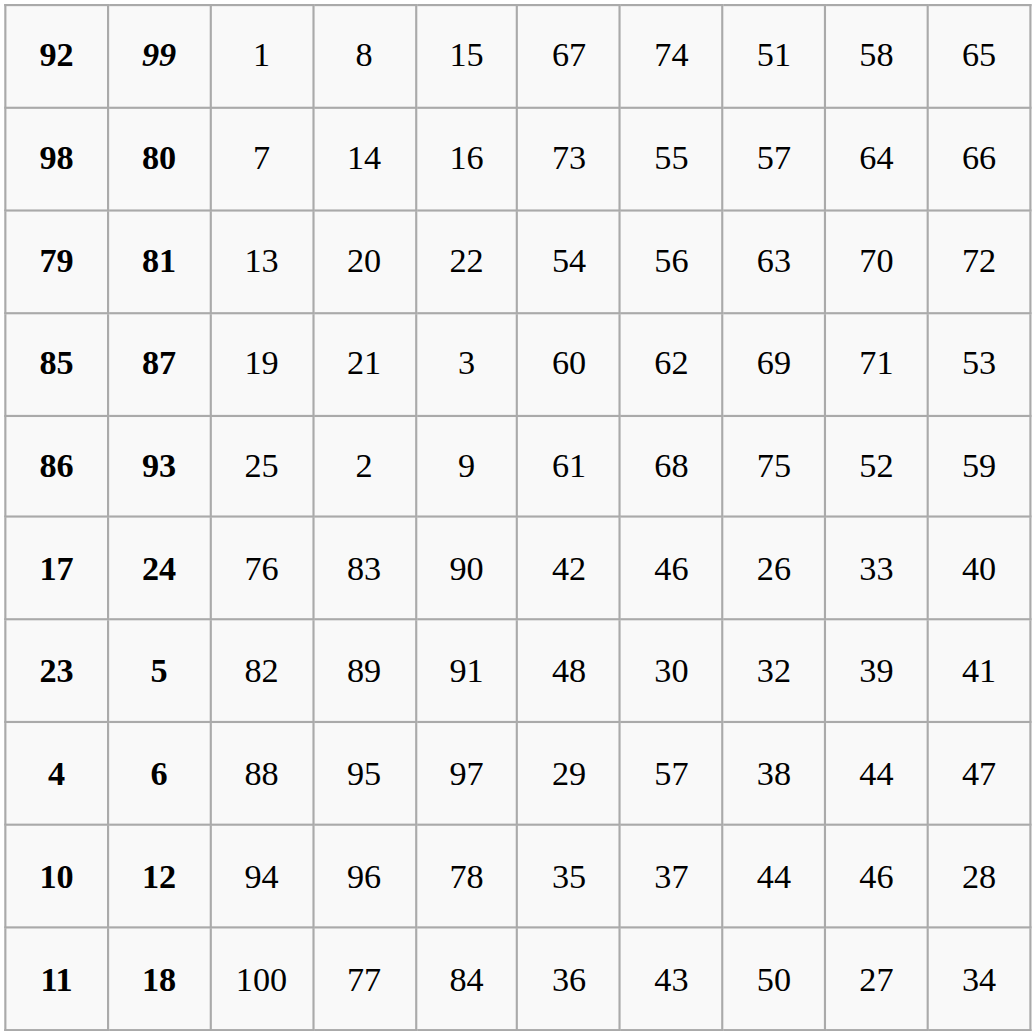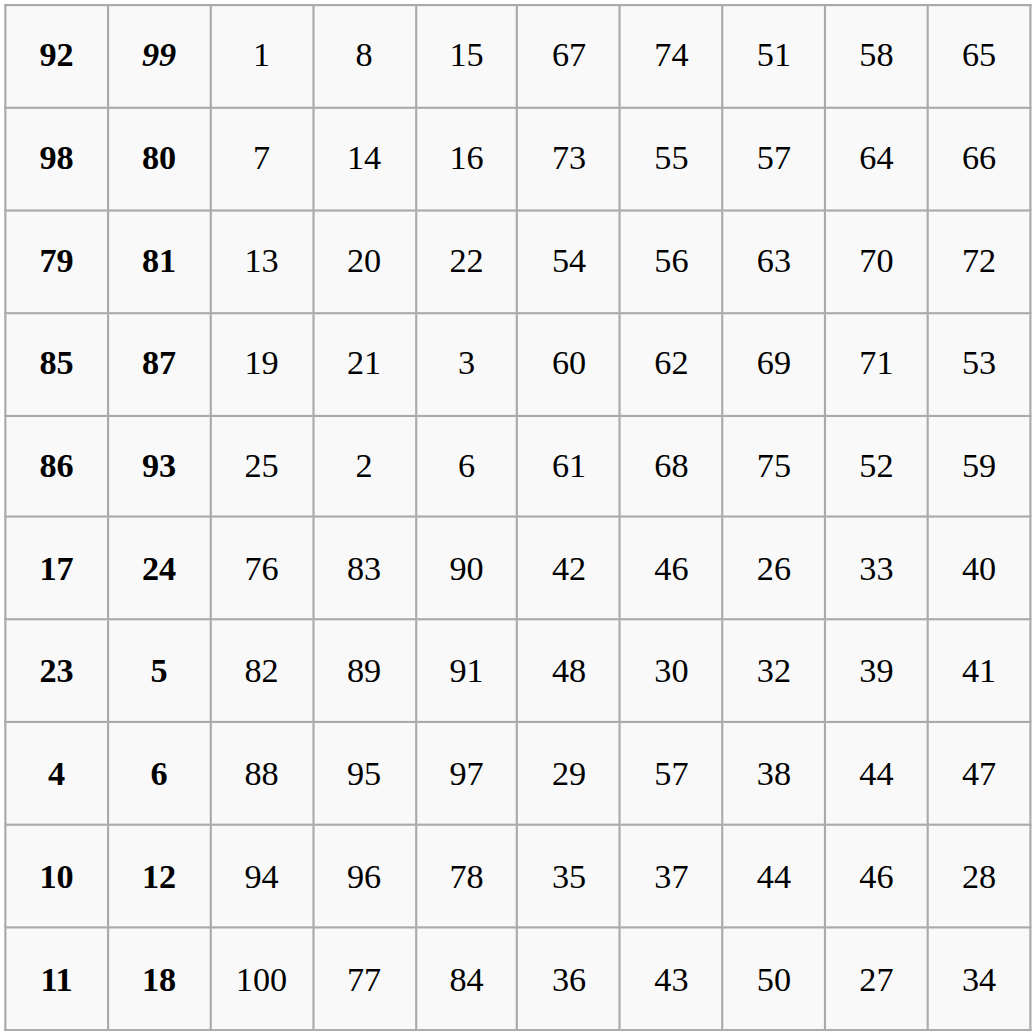(467, 465) 9 -> (467, 465) 6
